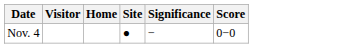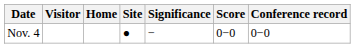+ column: (299, 14)
